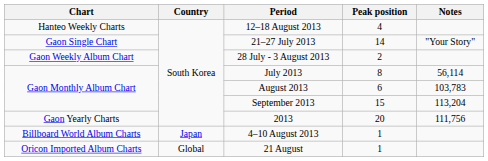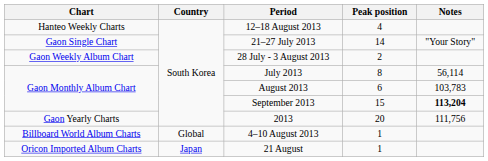(450, 103) normal -> (450, 103) bold
(191, 133) Japan -> (191, 133) Global
(191, 149) Global -> (191, 149) Japan
